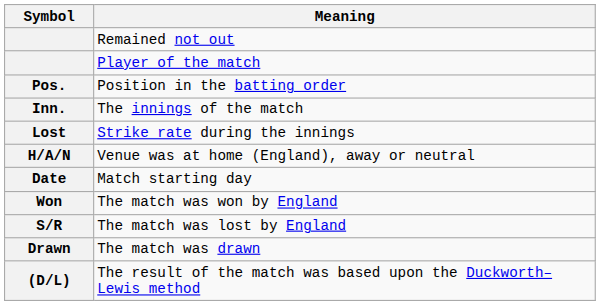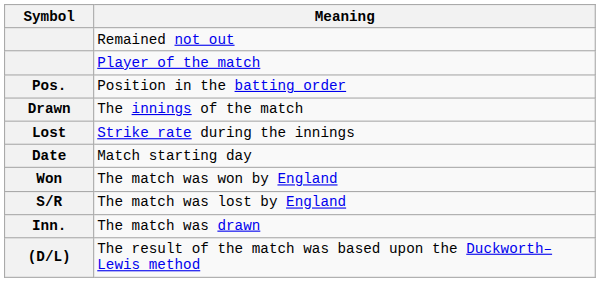(49, 109) Inn. -> (49, 109) Drawn
- row: (286, 156)
(49, 249) Drawn -> (49, 226) Inn.
